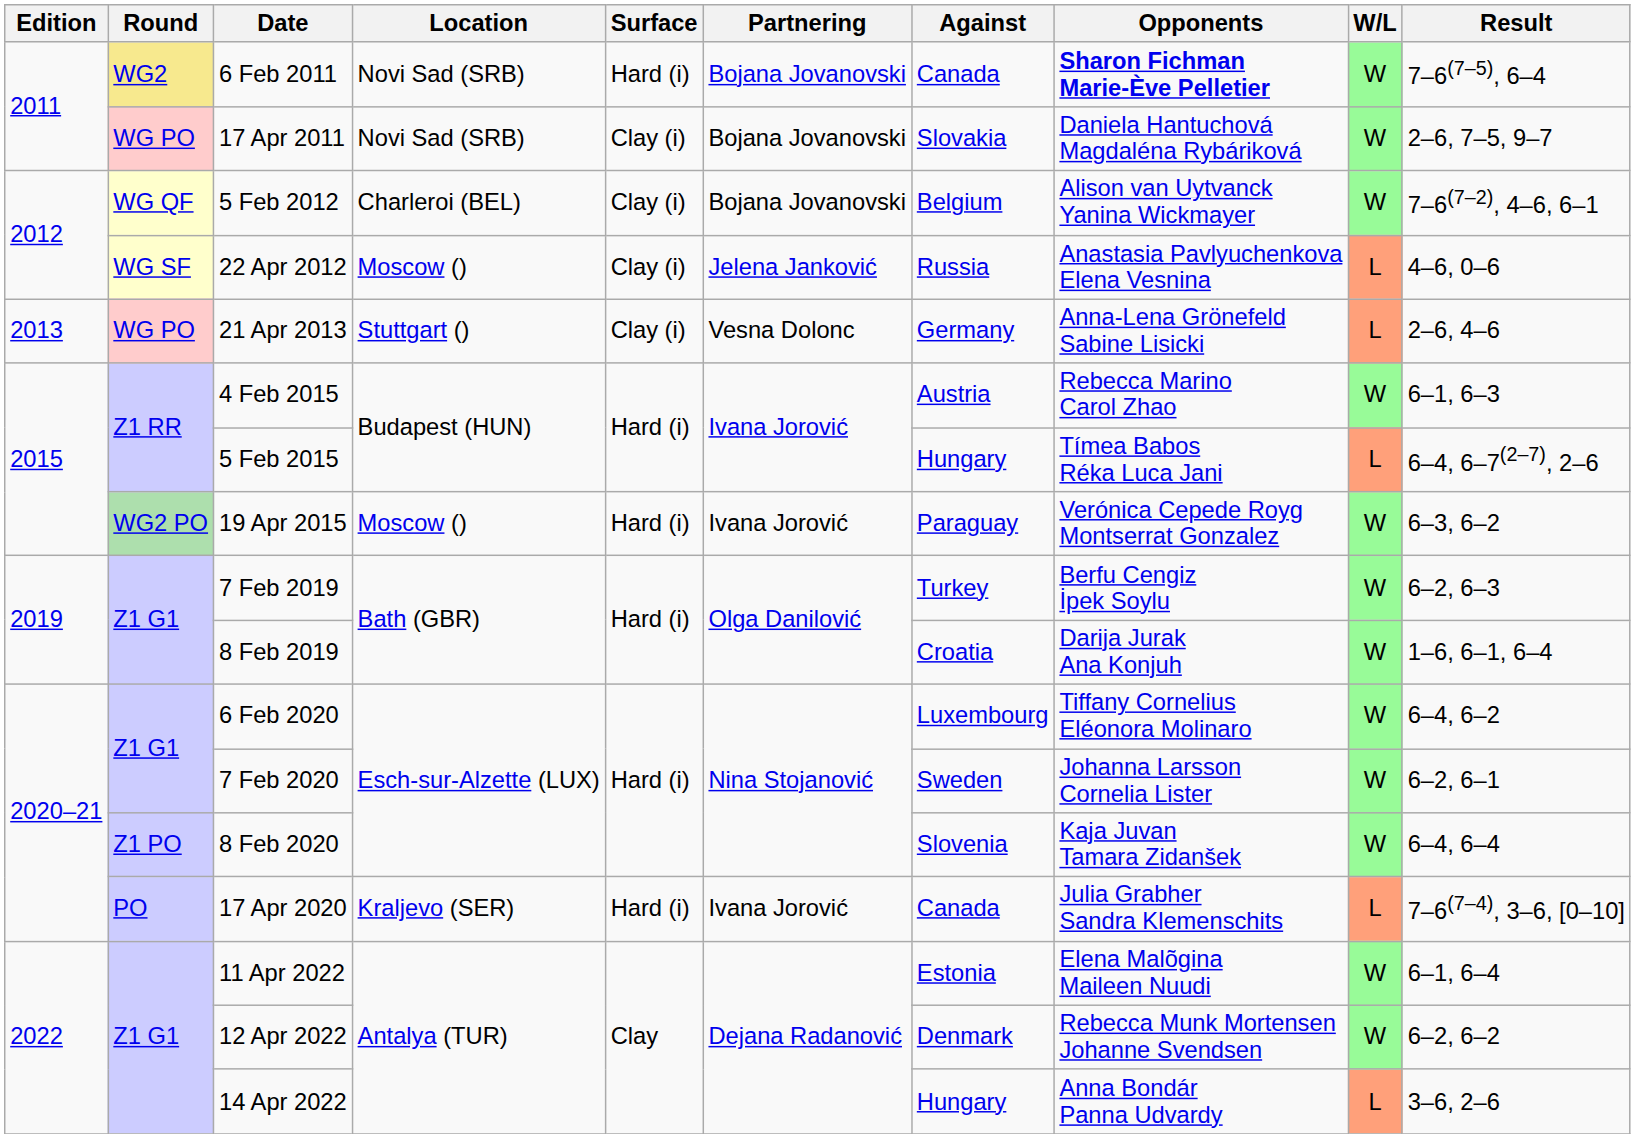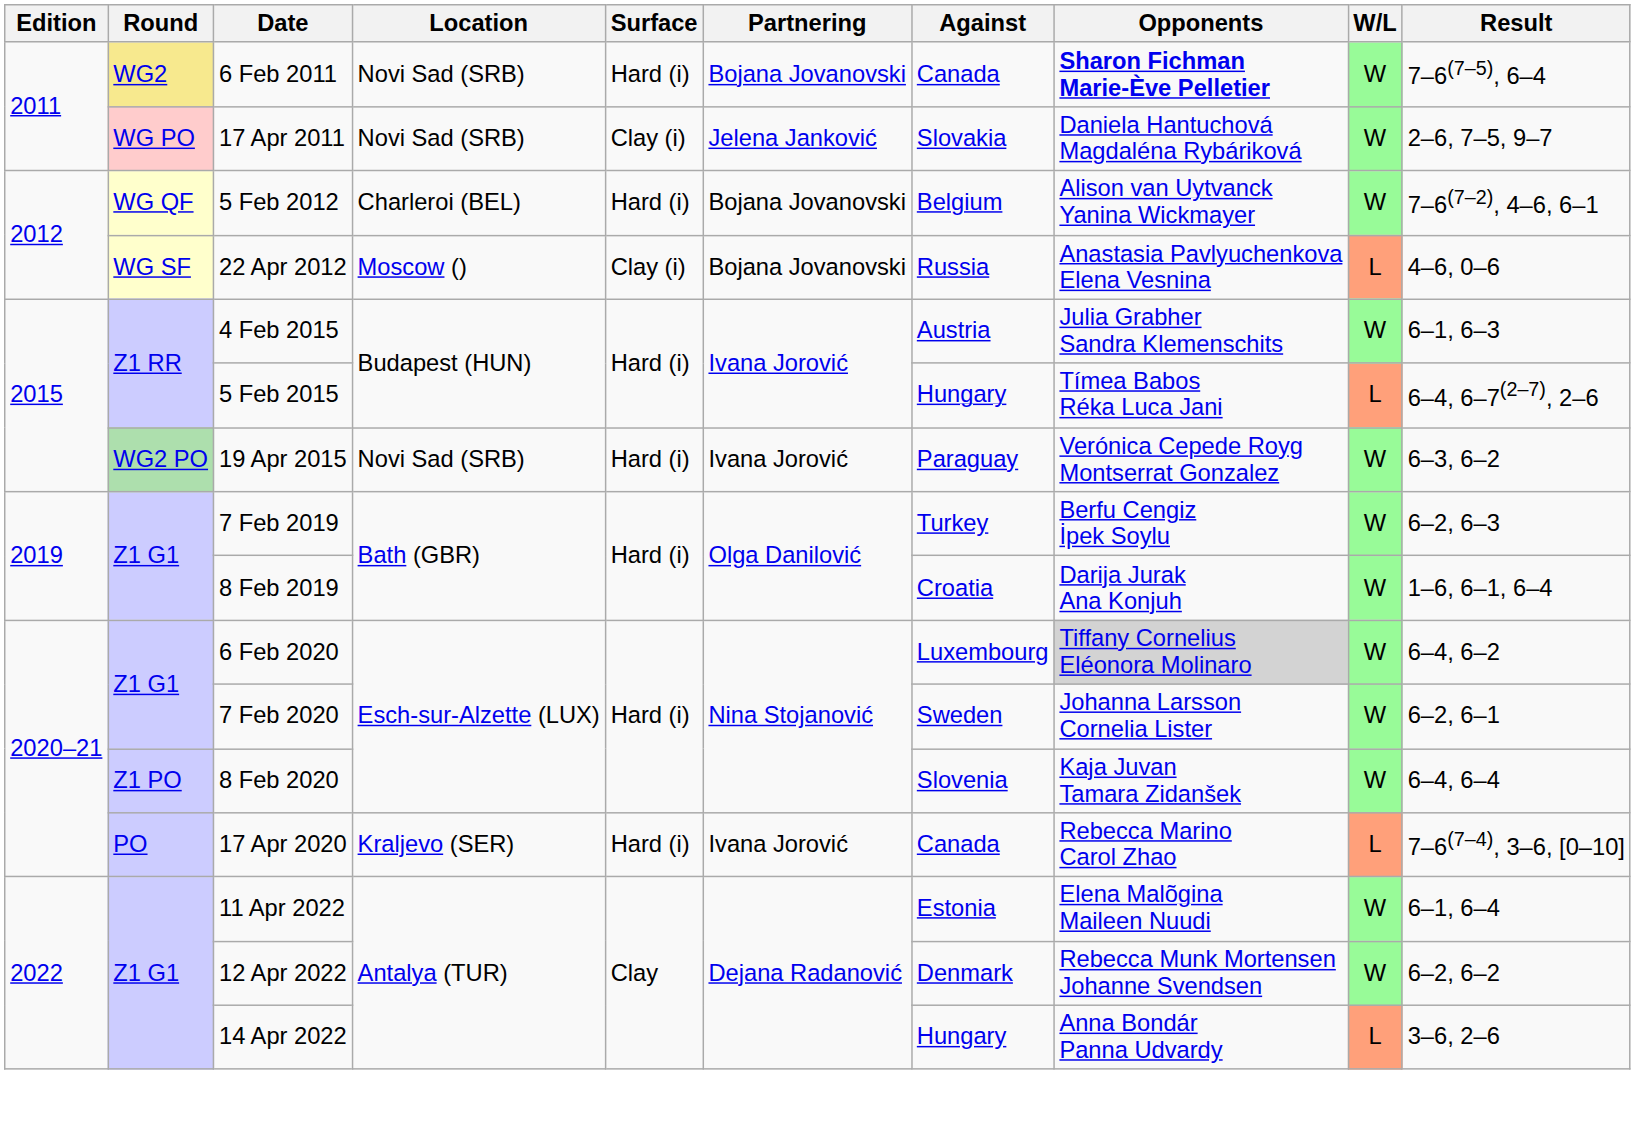(807, 138) Bojana Jovanovski -> (793, 138) Jelena Janković
(648, 202) Clay (i) -> (650, 202) Hard (i)
(793, 266) Jelena Janković -> (807, 266) Bojana Jovanovski
- row: (283, 330)
(1146, 395) Rebecca Marino Carol Zhao -> (1171, 330) Julia Grabher Sandra Klemenschits
(412, 523) Moscow () -> (441, 459) Novi Sad (SRB)
(1155, 716) no background -> (1155, 651) lightgrey background
(1171, 908) Julia Grabher Sandra Klemenschits -> (1146, 844) Rebecca Marino Carol Zhao
